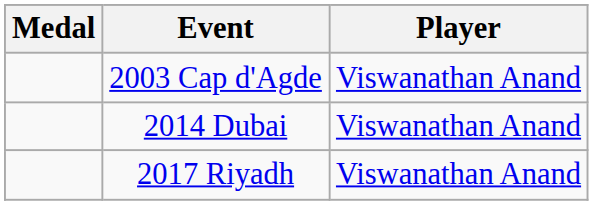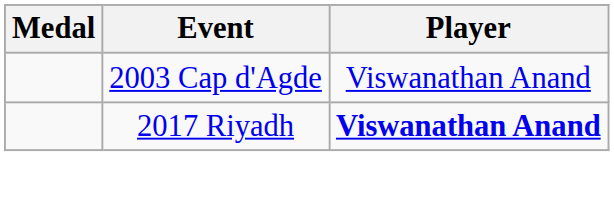- row: (216, 125)
(459, 174) normal -> (468, 125) bold
